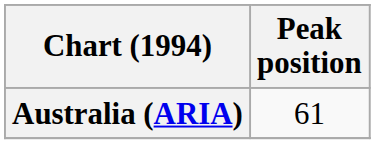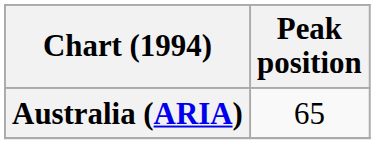(309, 112) 61 -> (309, 112) 65
